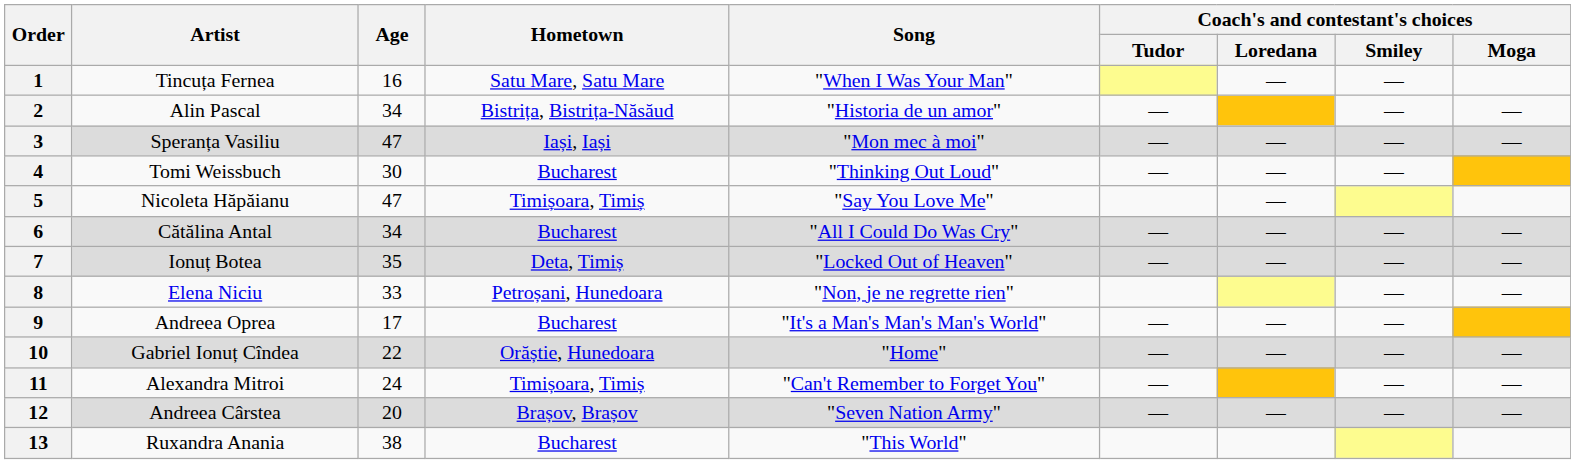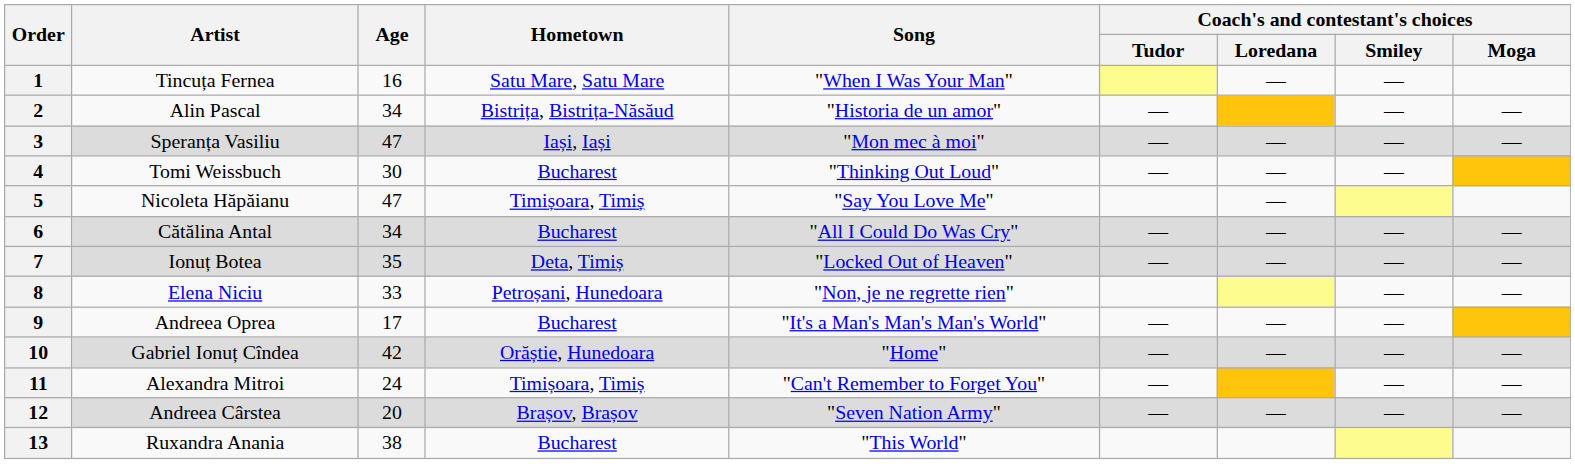(392, 352) 22 -> (392, 352) 42
